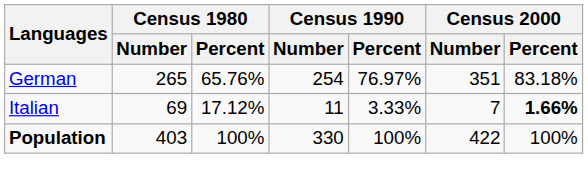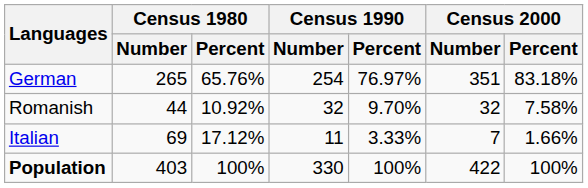+ row: (51, 108)
(551, 108) bold -> (551, 138) normal
